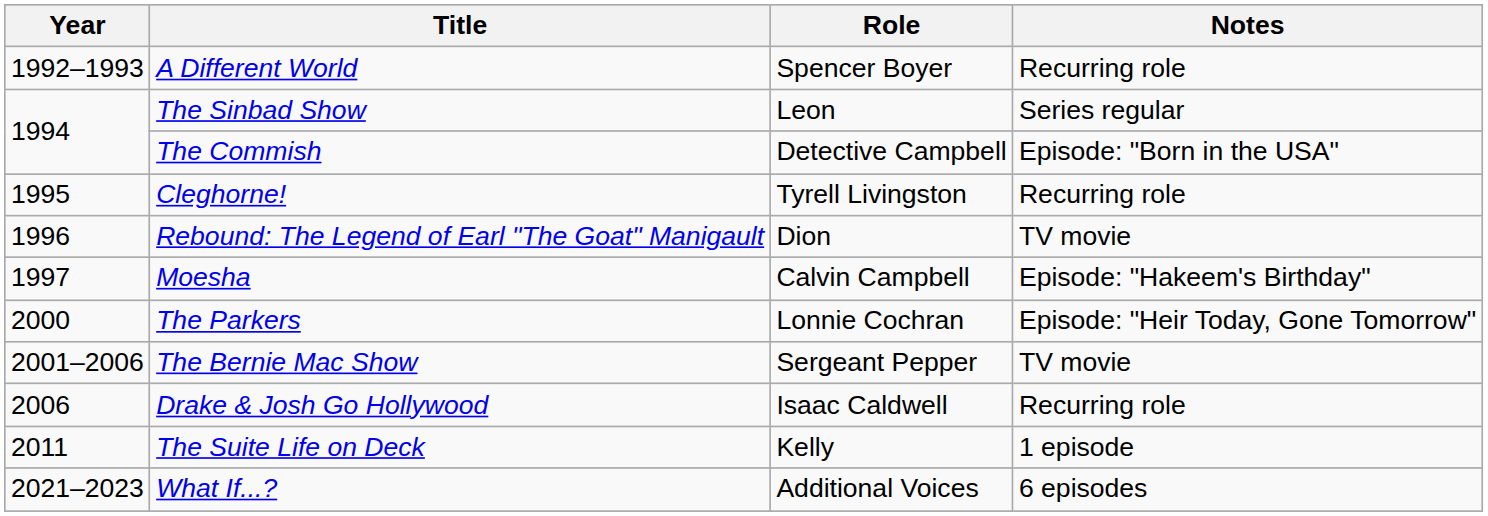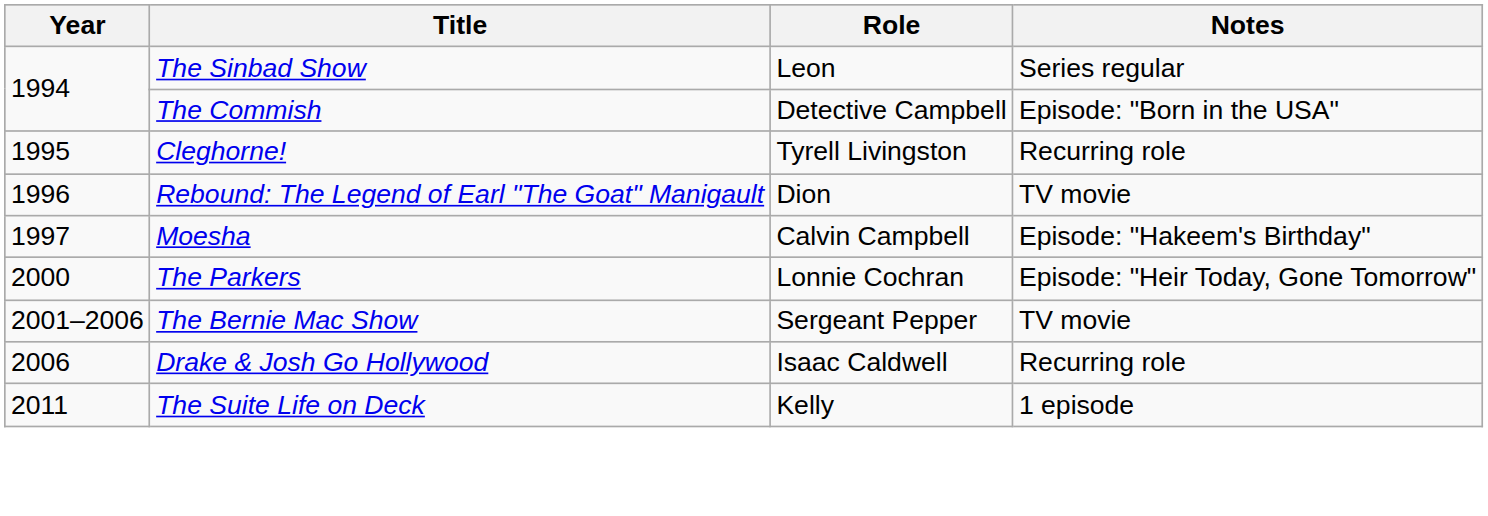- row: (257, 67)
- row: (217, 488)
